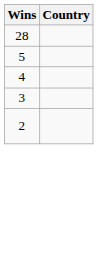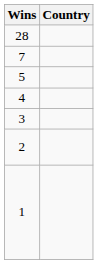+ row: (22, 56)
+ row: (22, 212)
